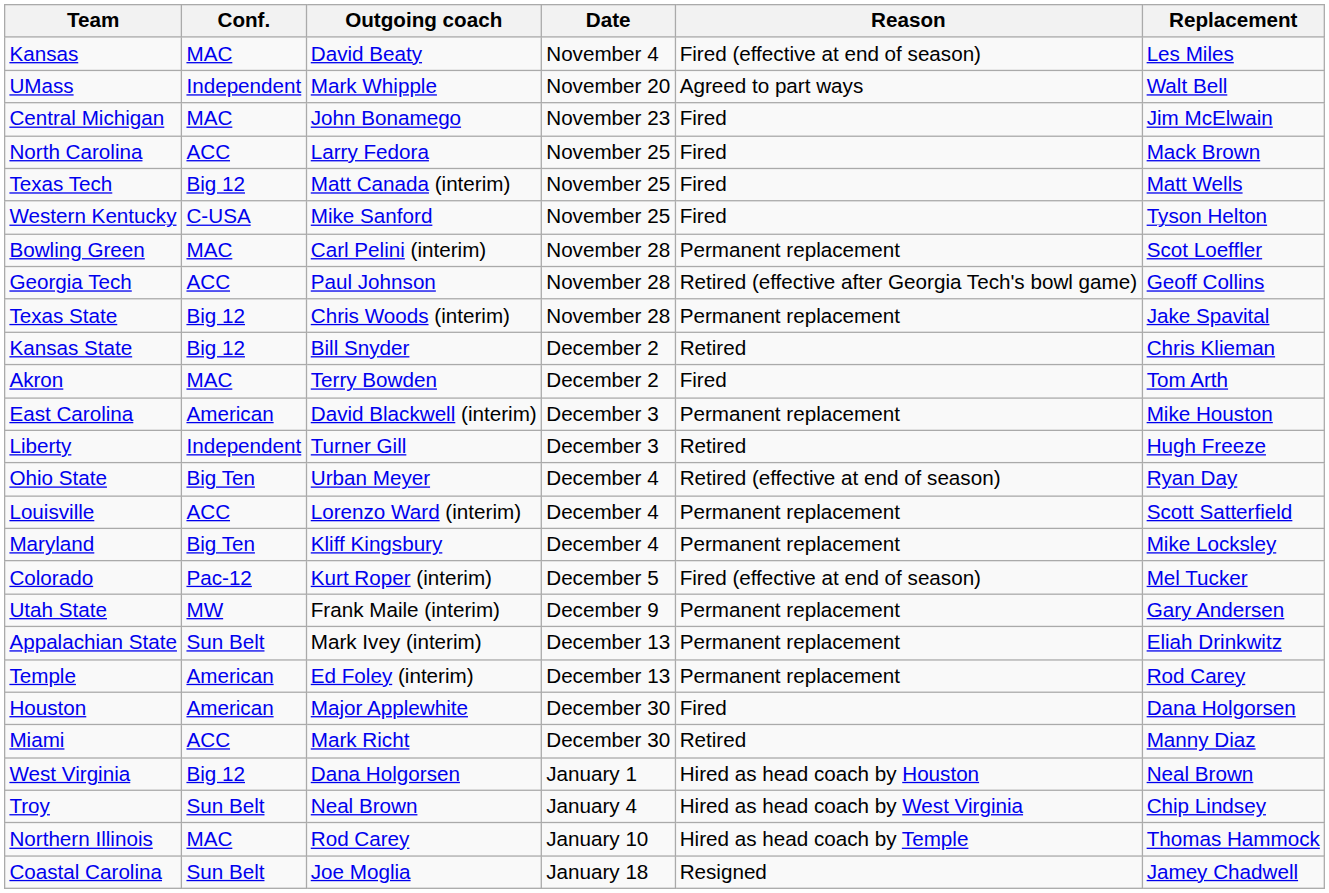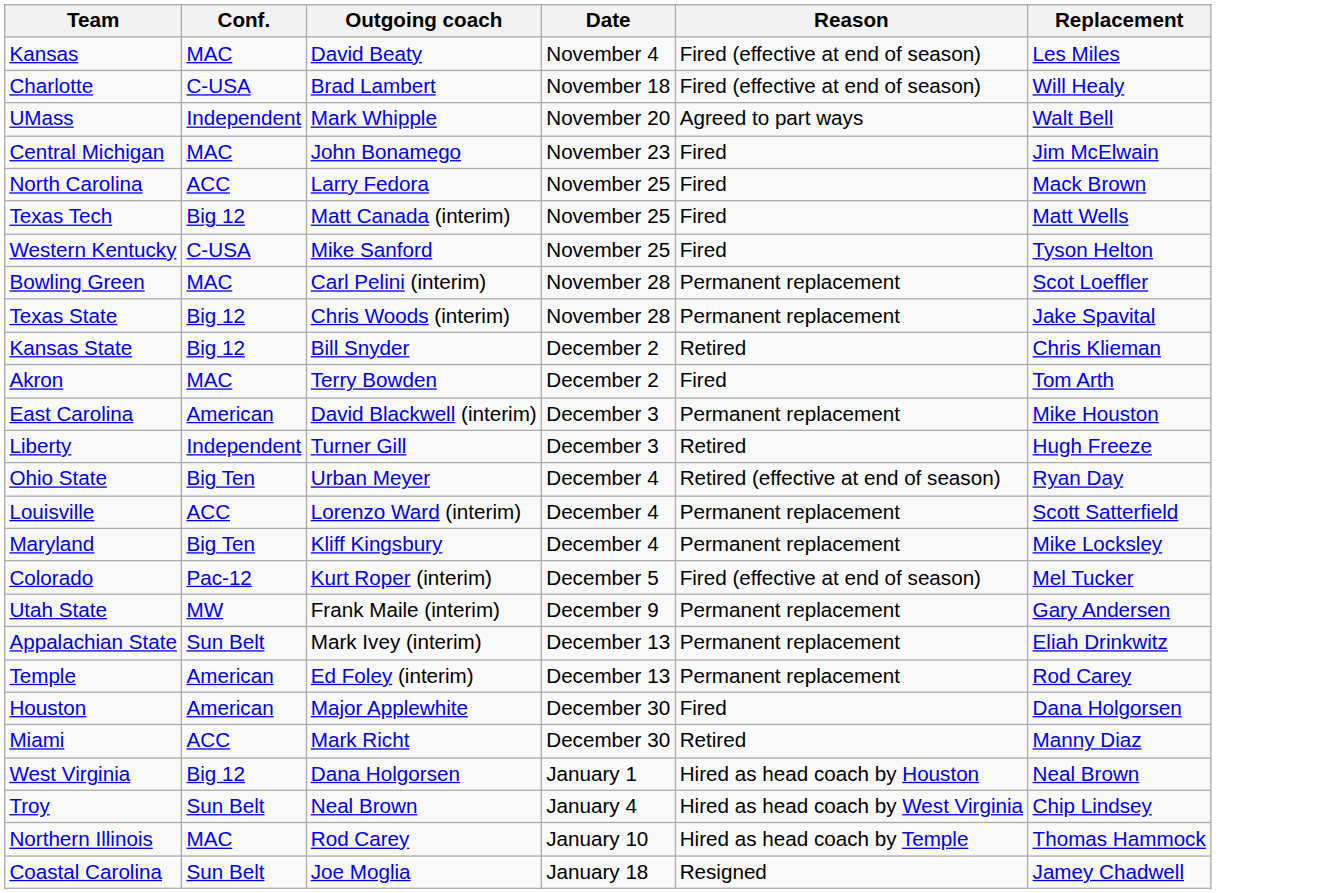+ row: (51, 86)
- row: (71, 282)
